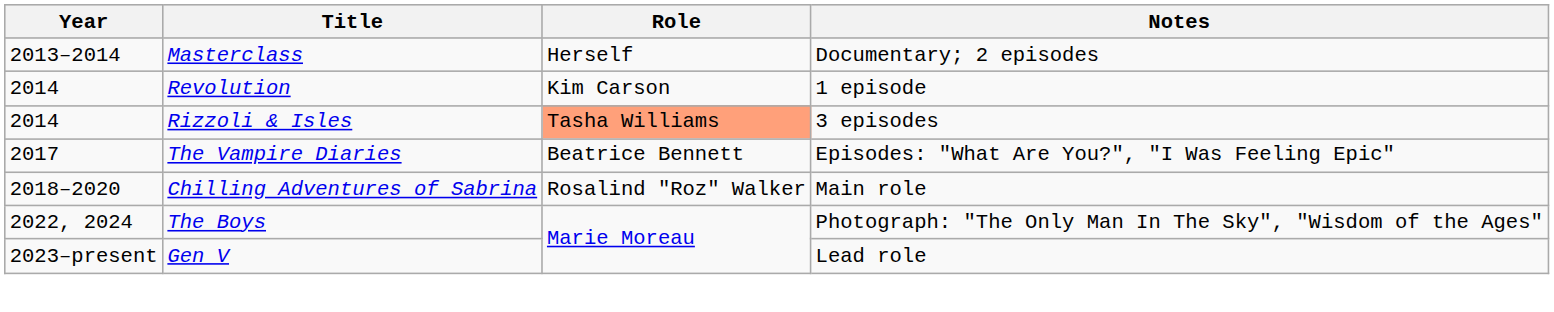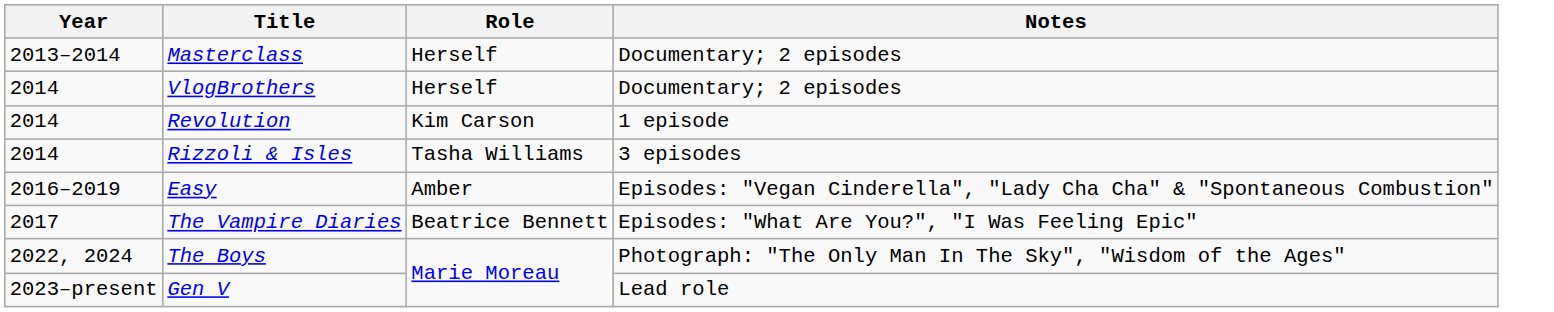+ row: (241, 88)
(633, 122) lightsalmon background -> (498, 155) no background
+ row: (192, 189)
- row: (352, 189)
